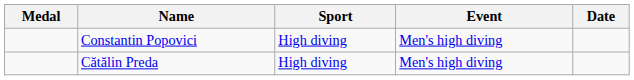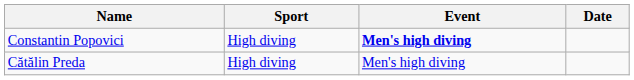- column: (41, 16)
(451, 40) normal -> (417, 40) bold
